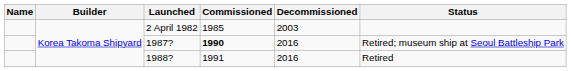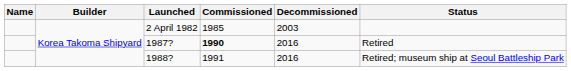(463, 43) Retired; museum ship at Seoul Battleship Park -> (378, 43) Retired
(378, 58) Retired -> (463, 58) Retired; museum ship at Seoul Battleship Park
